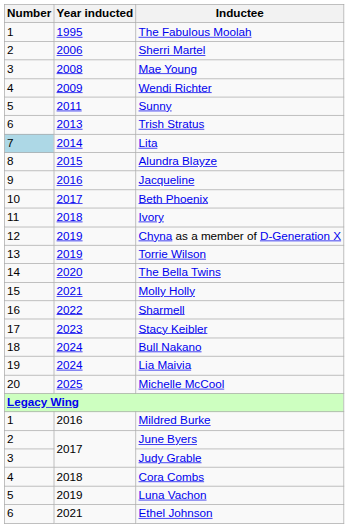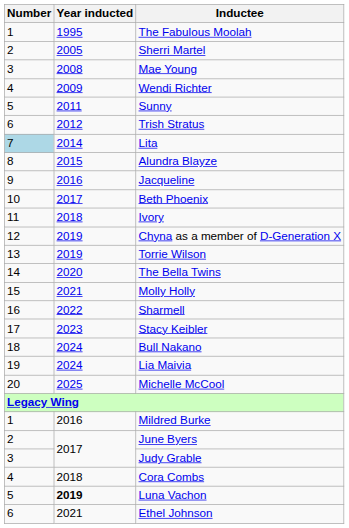(70, 50) 2006 -> (70, 50) 2005
(70, 124) 2013 -> (70, 124) 2012
(70, 495) normal -> (70, 495) bold
